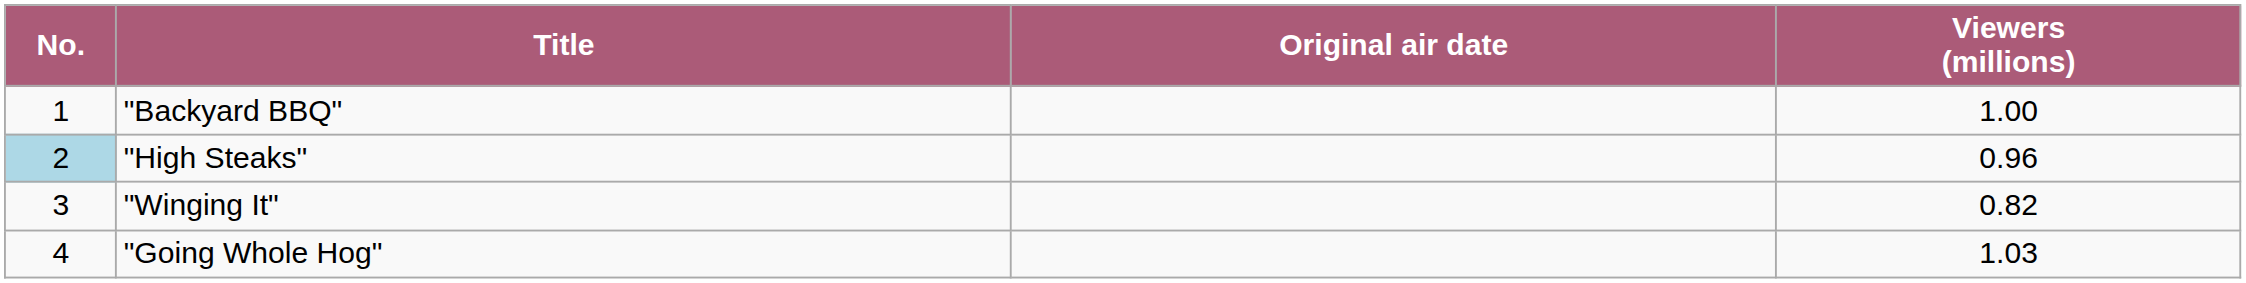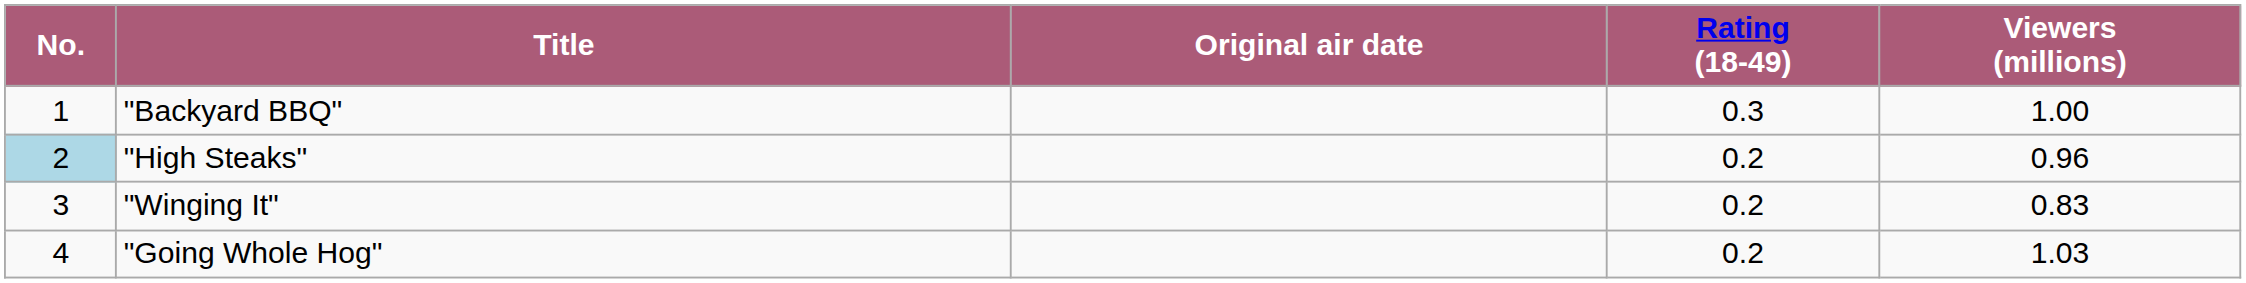+ column: (1743, 45)
(2009, 205) 0.82 -> (2060, 205) 0.83
